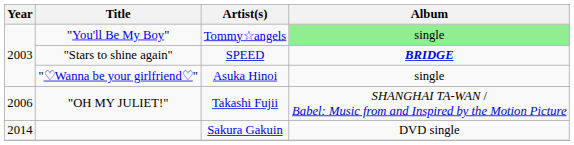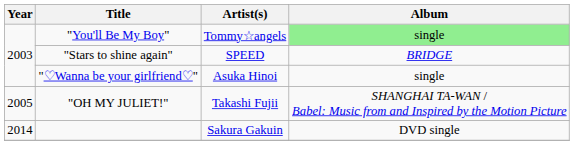(429, 55) bold -> (429, 55) normal
(20, 103) 2006 -> (20, 103) 2005
